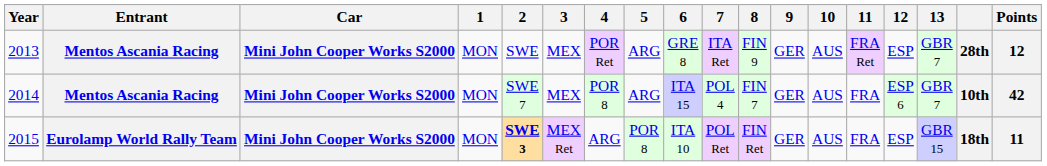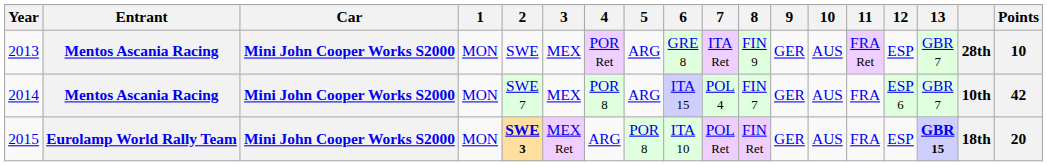(1017, 52) 12 -> (1018, 52) 10
(937, 139) normal -> (938, 139) bold
(1017, 139) 11 -> (1018, 139) 20
